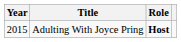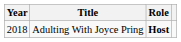(17, 29) 2015 -> (17, 29) 2018
